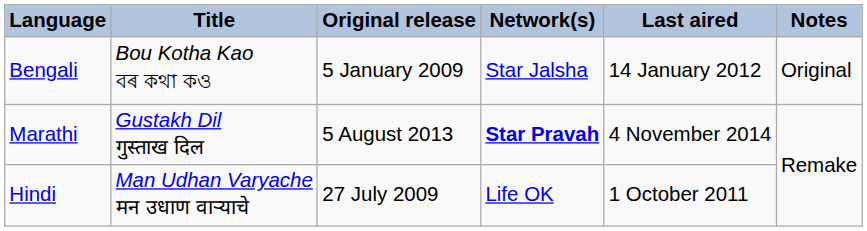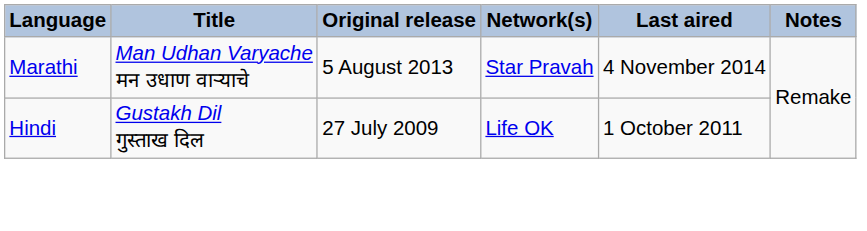- row: (44, 70)
(168, 133) Gustakh Dil गुस्ताख दिल -> (214, 66) Man Udhan Varyache मन उधाण वाऱ्याचे
(542, 134) bold -> (539, 67) normal
(214, 194) Man Udhan Varyache मन उधाण वाऱ्याचे -> (168, 127) Gustakh Dil गुस्ताख दिल
